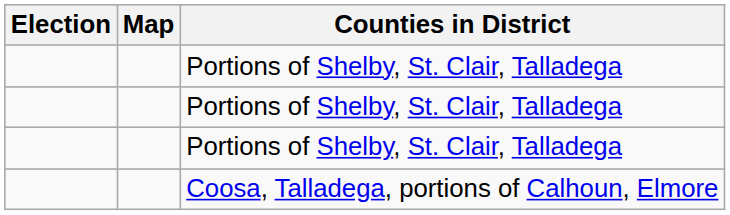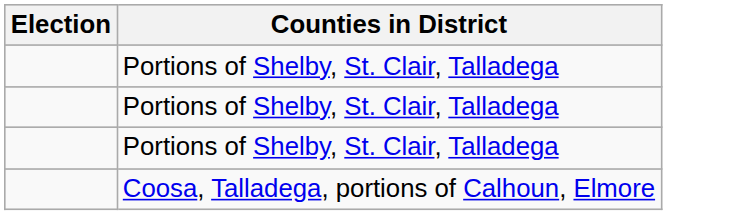- column: (149, 24)
